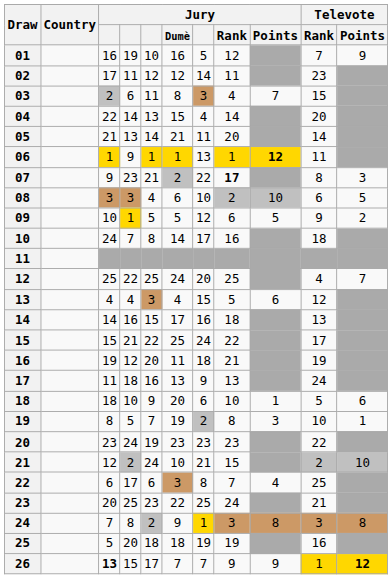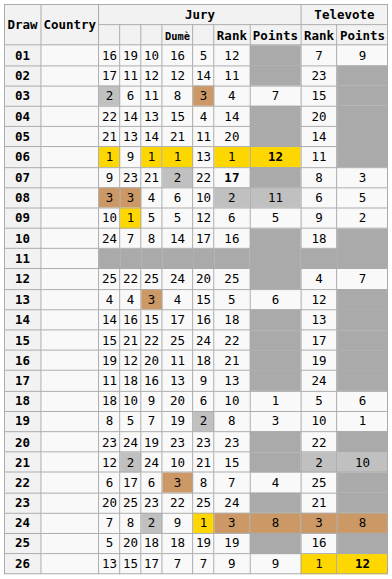(275, 198) 10 -> (275, 198) 11
(110, 564) bold -> (110, 564) normal
